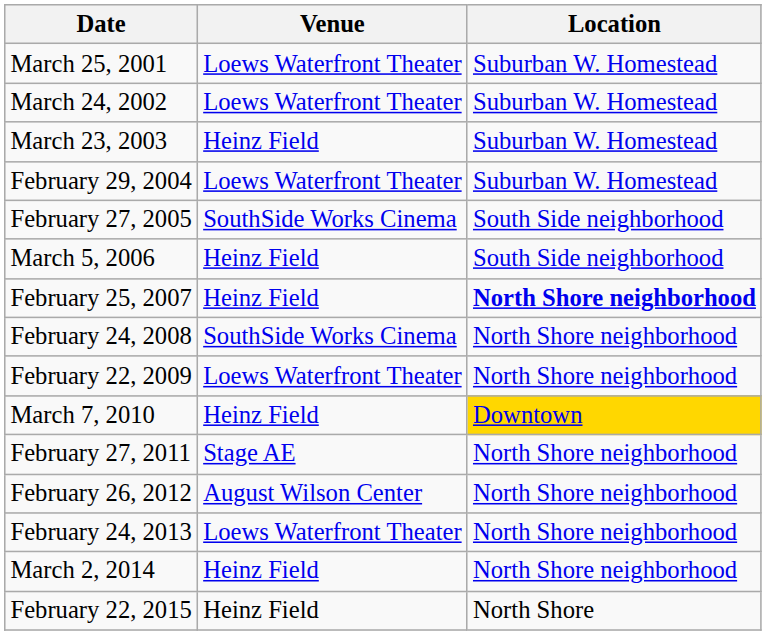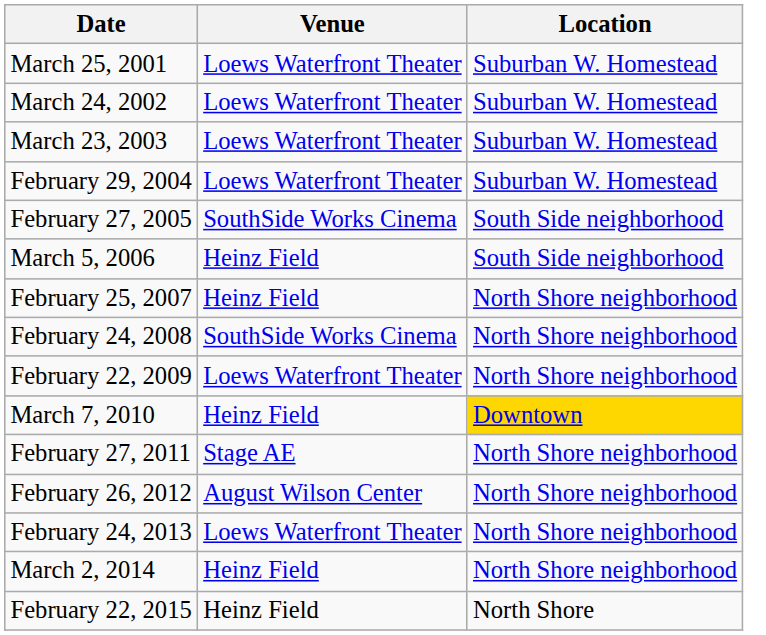(261, 141) Heinz Field -> (332, 141) Loews Waterfront Theater
(614, 297) bold -> (605, 297) normal
